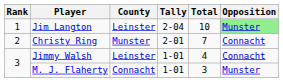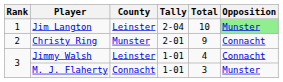(204, 41) 7 -> (204, 41) 9
